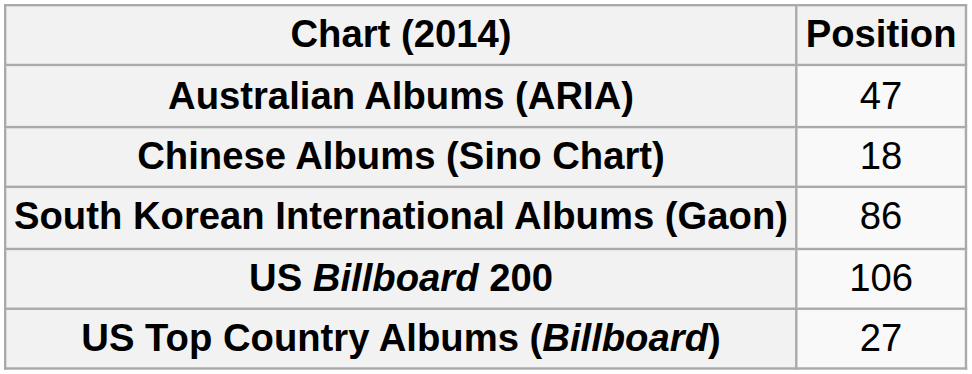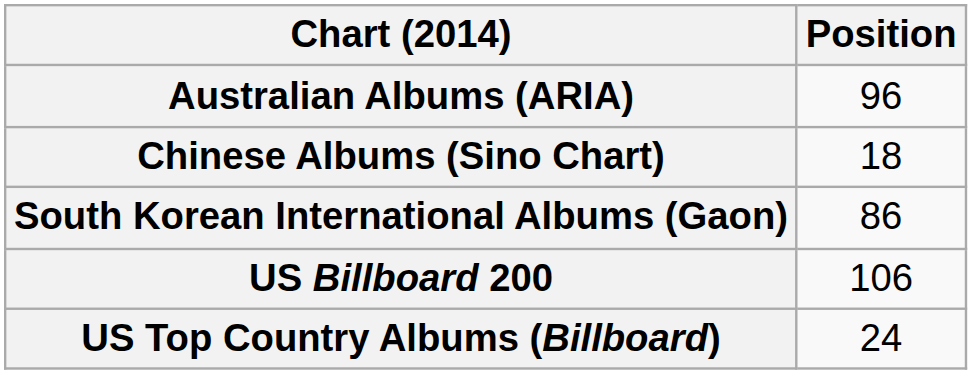(881, 95) 47 -> (881, 95) 96
(881, 338) 27 -> (881, 338) 24
